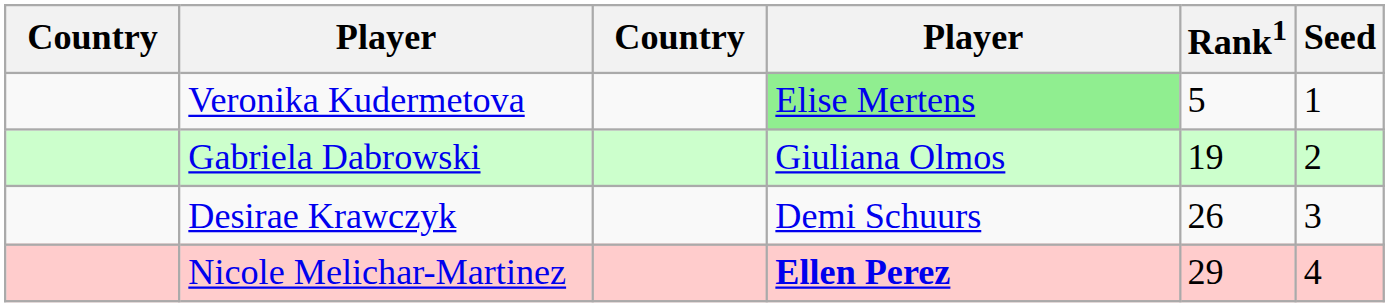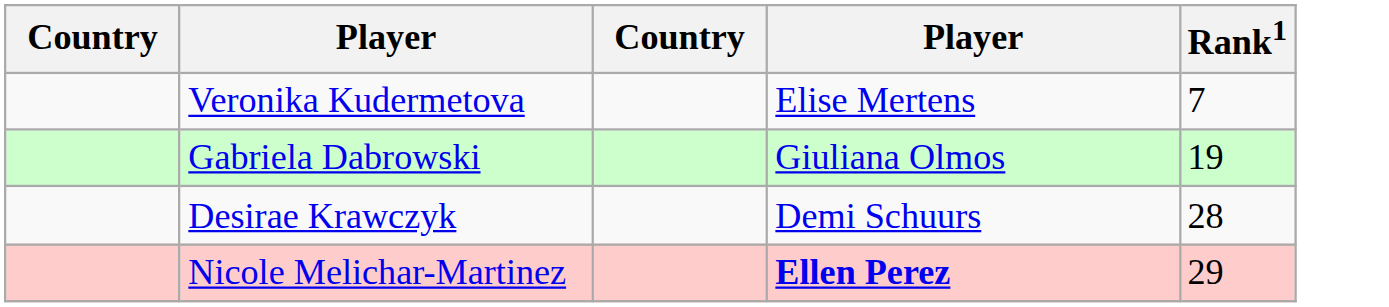- column: (1340, 38)
(875, 100) lightgreen background -> (875, 100) no background
(1197, 100) 5 -> (1197, 100) 7
(1206, 214) 26 -> (1206, 214) 28
